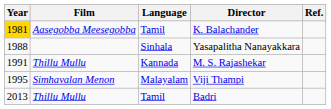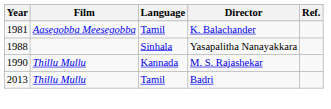(17, 29) gold background -> (17, 29) no background
(17, 63) 1991 -> (17, 63) 1990
- row: (218, 79)
